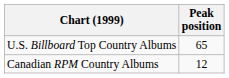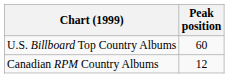(201, 45) 65 -> (201, 45) 60
